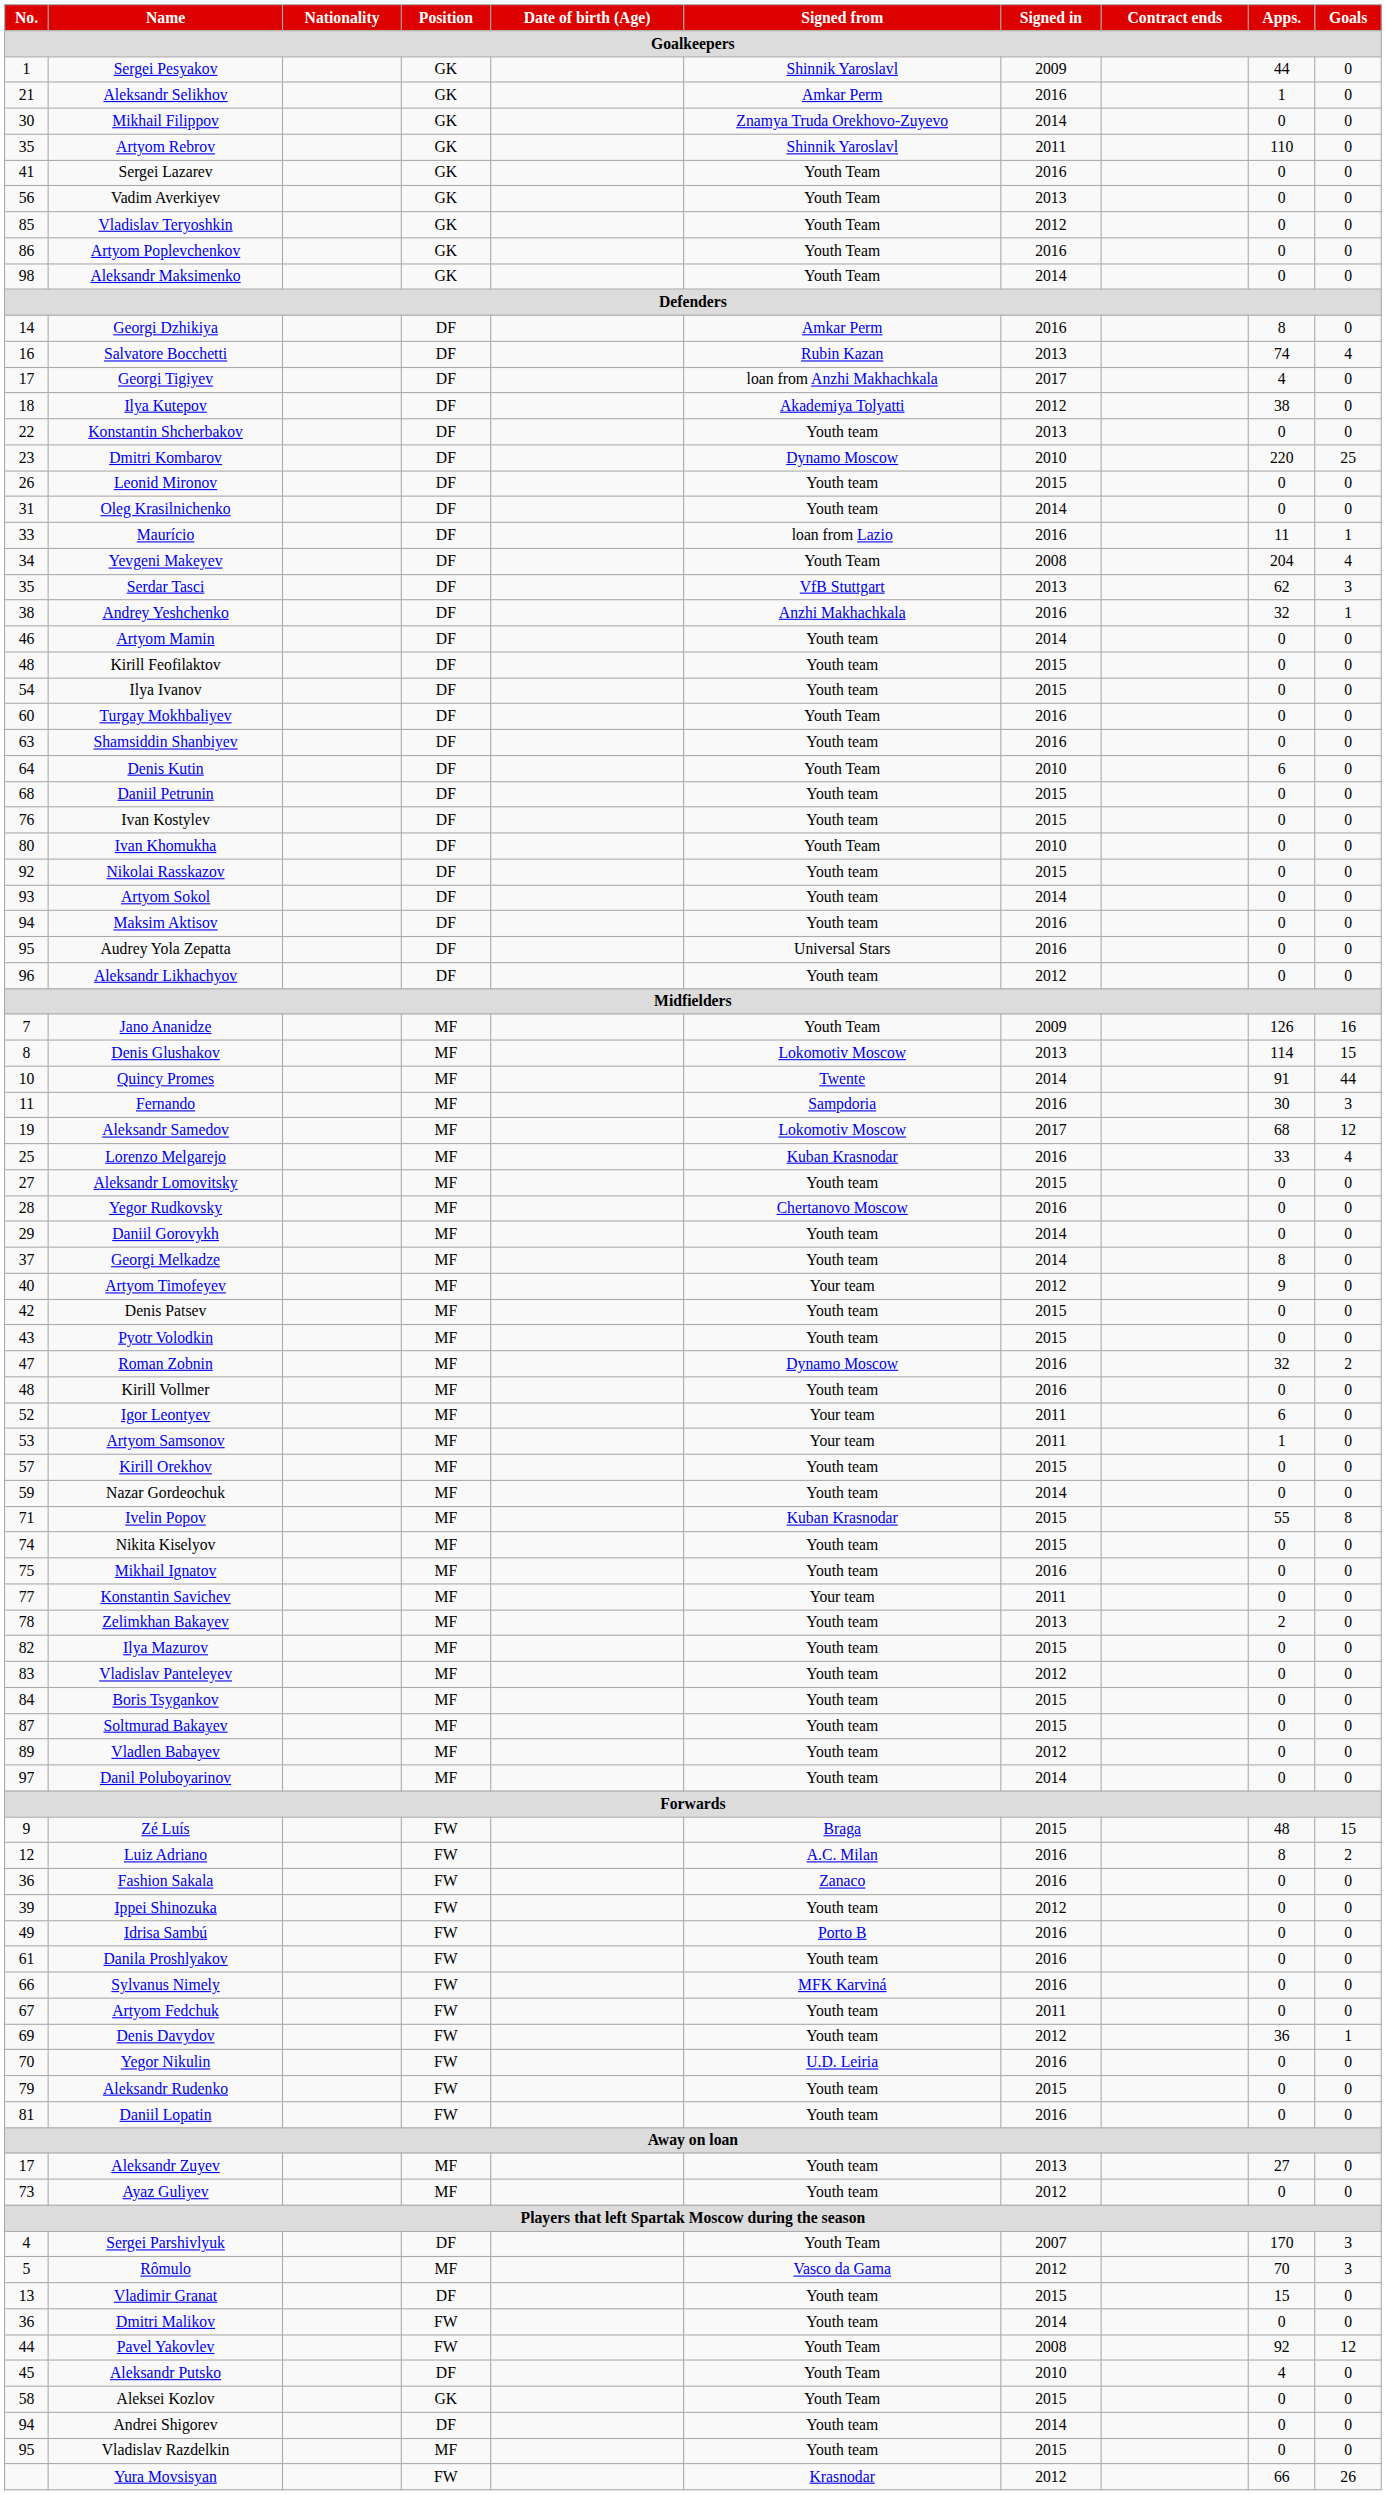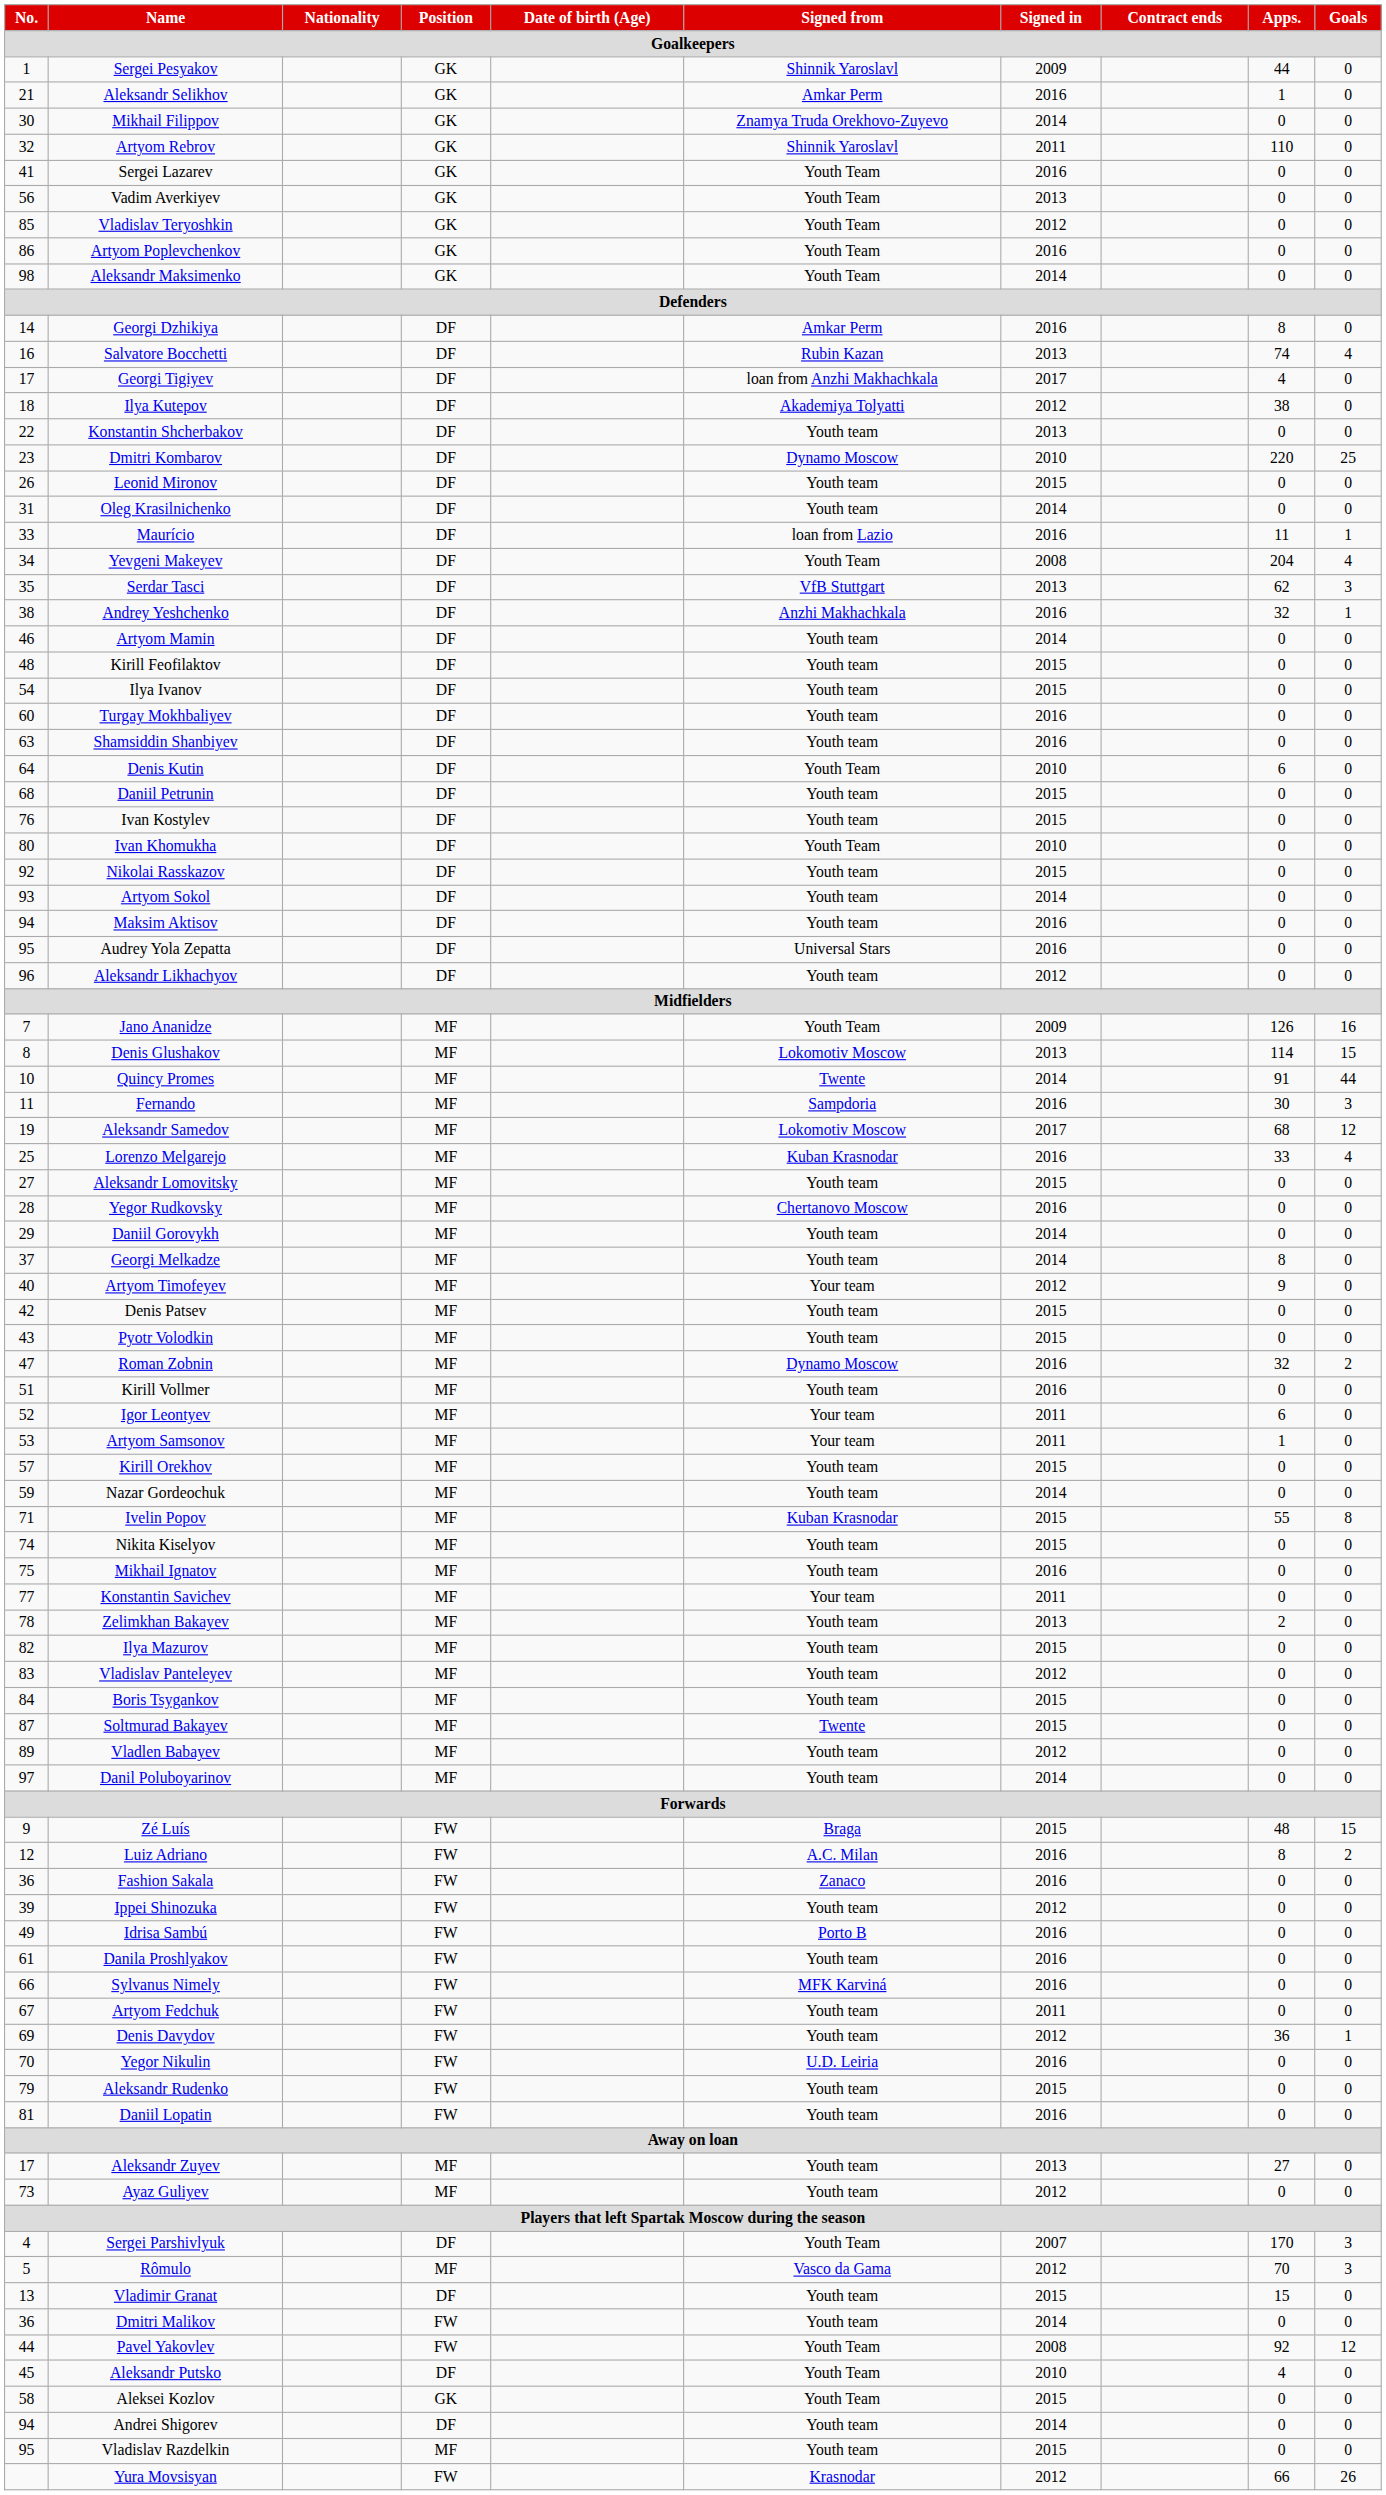(27, 147) 35 -> (27, 147) 32
(842, 716) Youth Team -> (842, 716) Youth team
(27, 1389) 48 -> (27, 1389) 51
(842, 1726) Youth team -> (842, 1726) Twente
